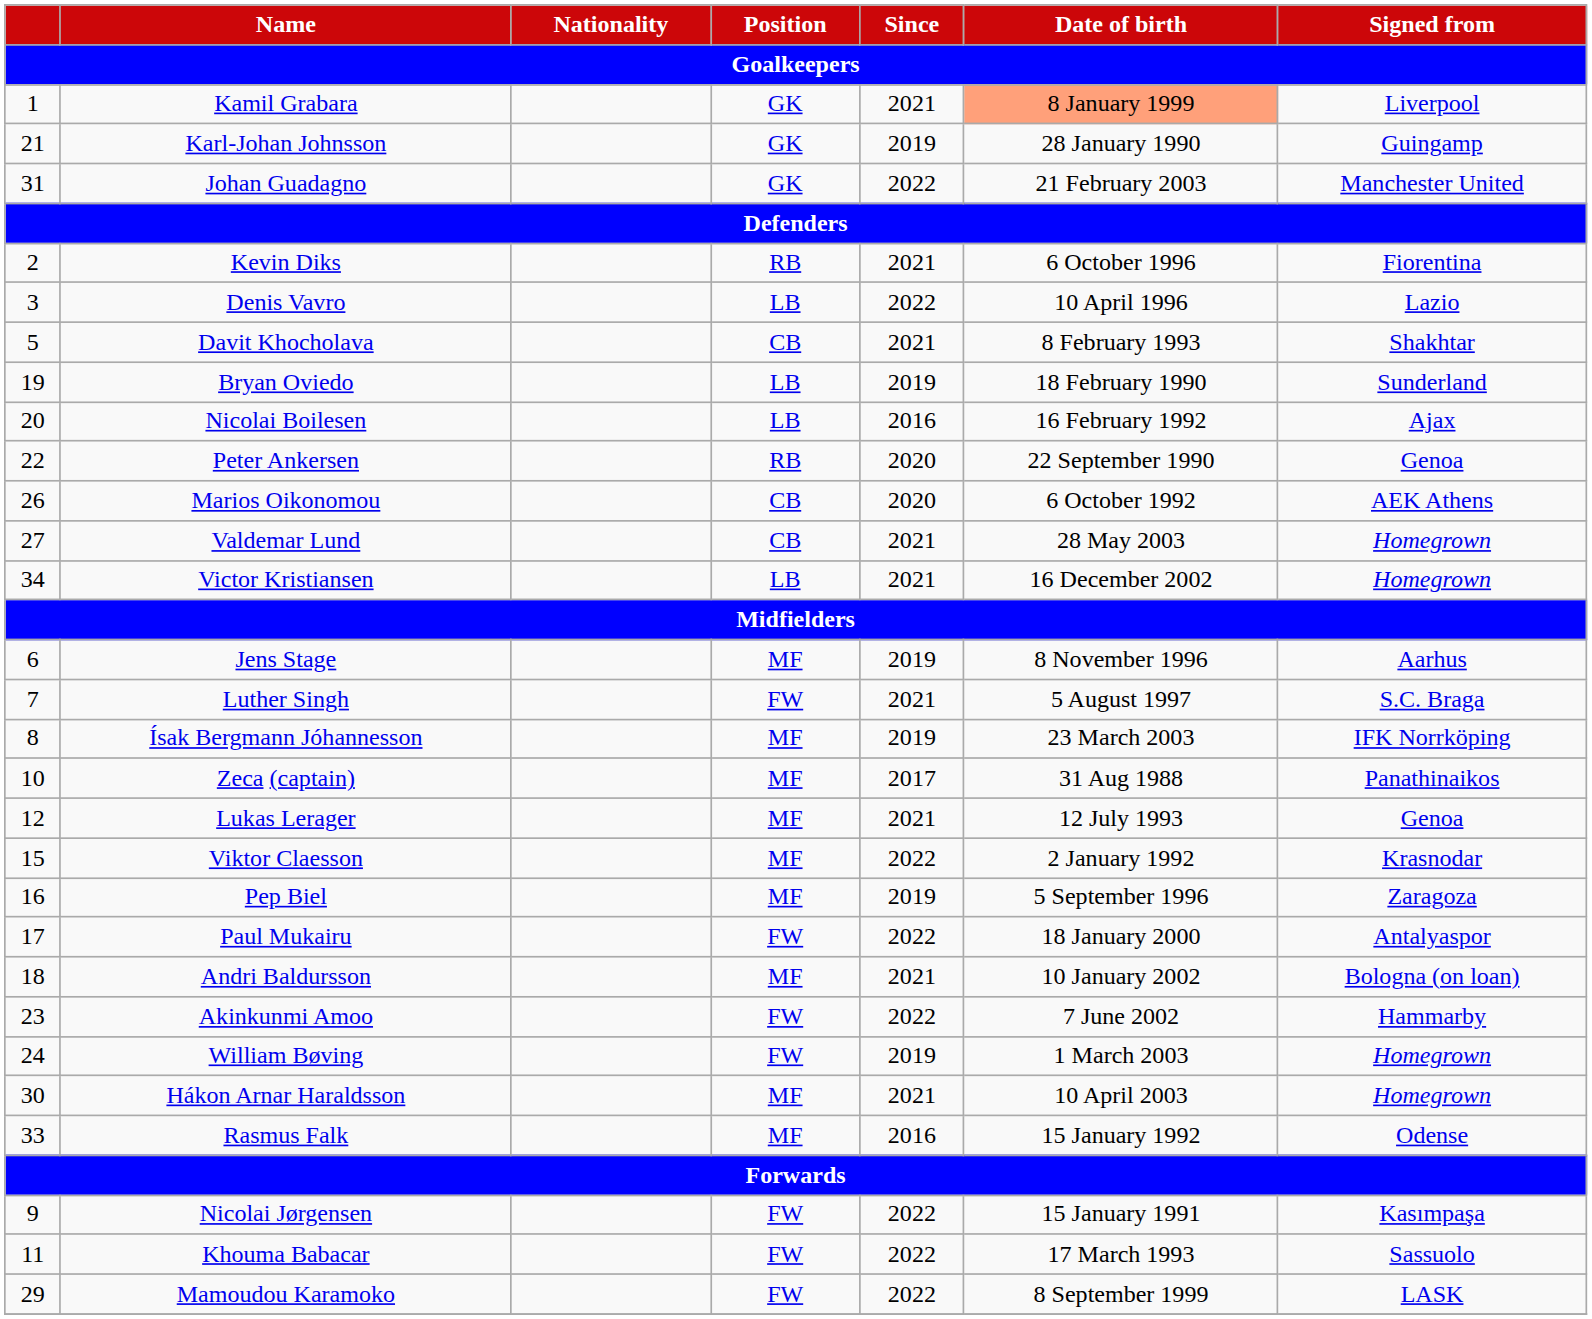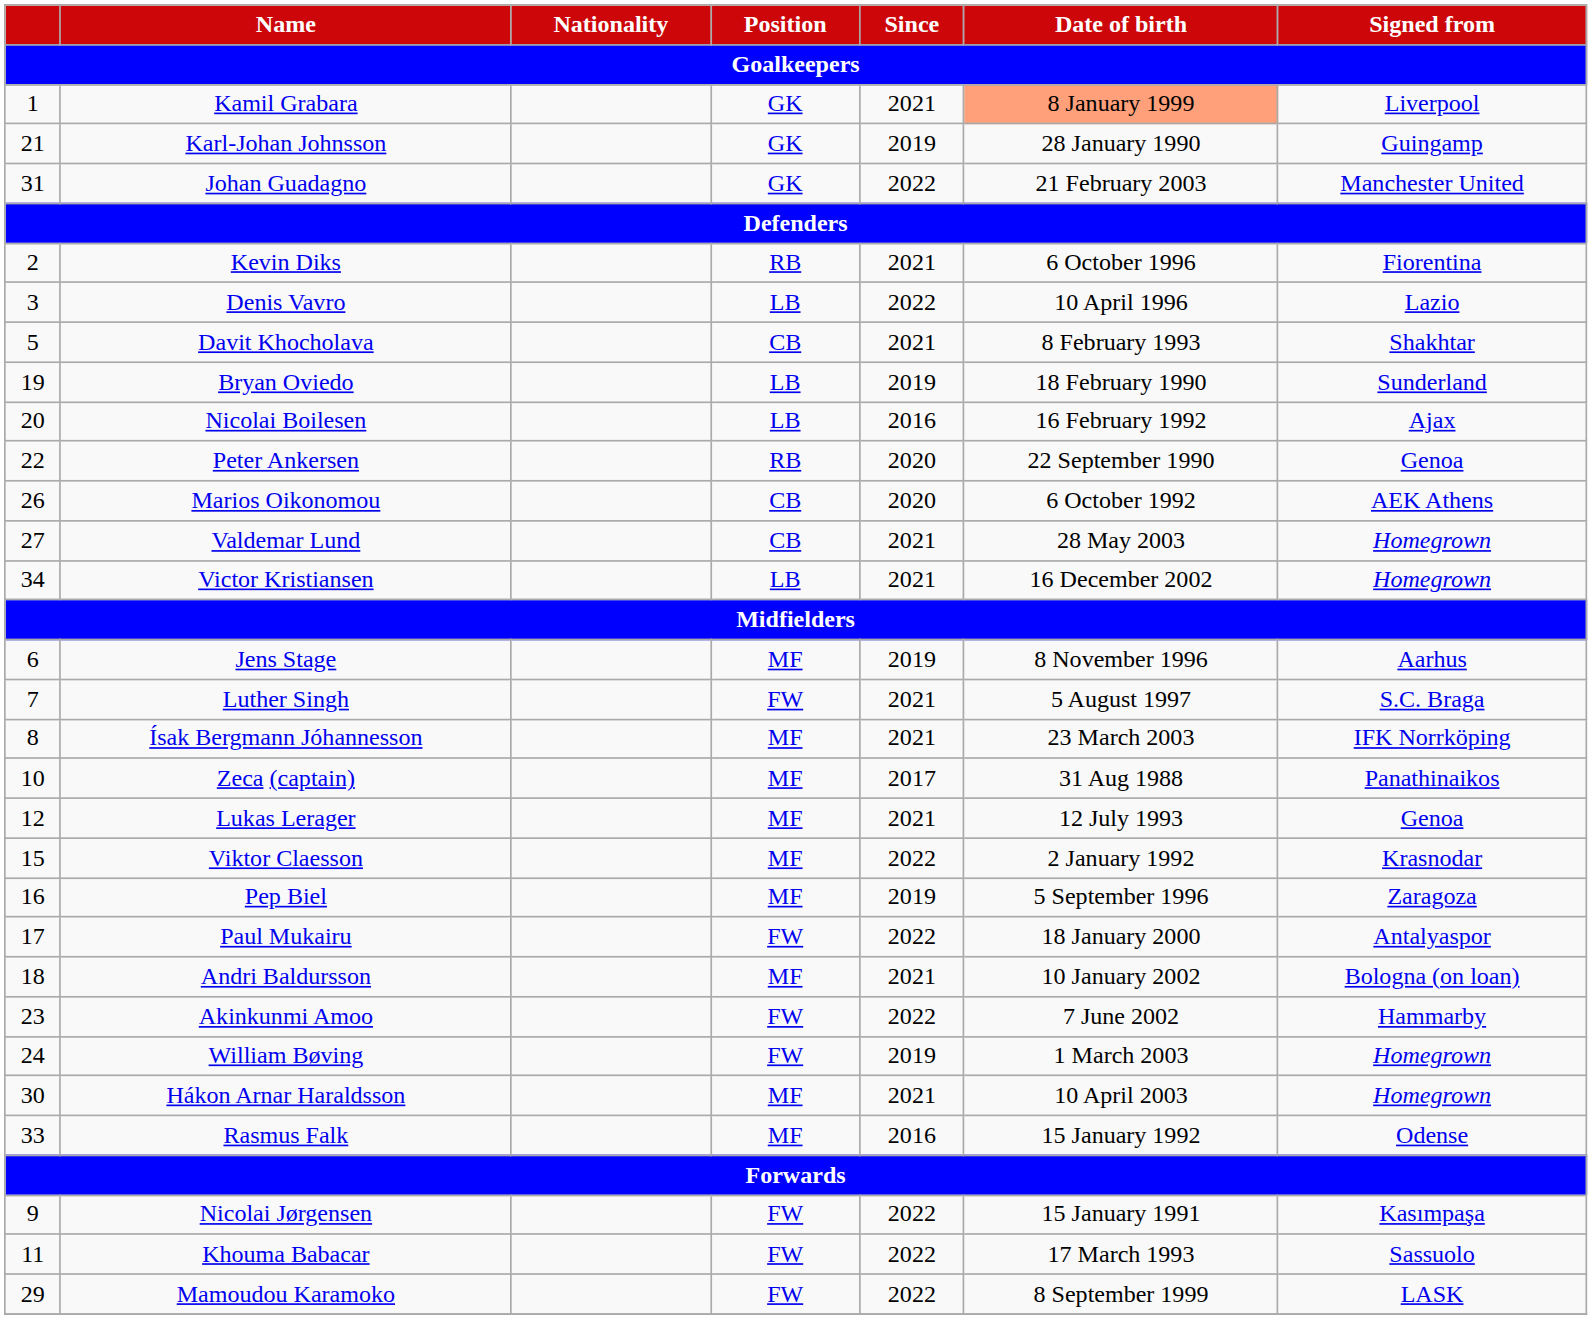(912, 738) 2019 -> (912, 738) 2021
